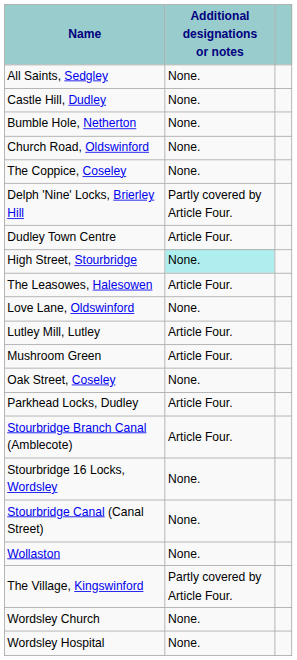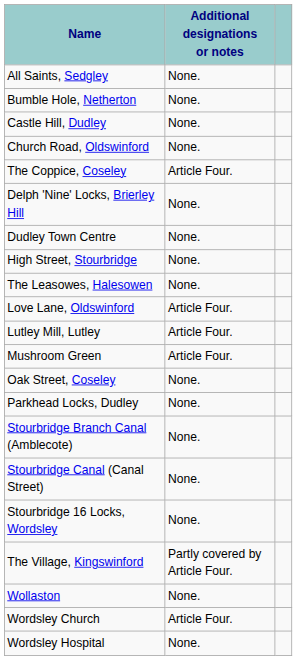rows swapped: (72, 124) <-> (57, 100)
(184, 171) None. -> (200, 171) Article Four.
(215, 204) Partly covered by Article Four. -> (184, 204) None.
(200, 237) Article Four. -> (184, 237) None.
(184, 261) paleturquoise background -> (184, 261) no background
(200, 285) Article Four. -> (184, 285) None.
(184, 309) None. -> (200, 309) Article Four.
(200, 404) Article Four. -> (184, 404) None.
(200, 437) Article Four. -> (184, 437) None.
rows swapped: (75, 521) <-> (66, 479)
rows swapped: (75, 586) <-> (34, 553)
(184, 619) None. -> (200, 619) Article Four.
